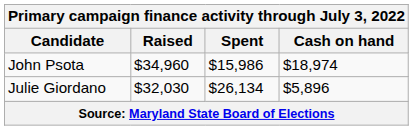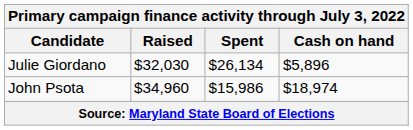rows swapped: (57, 88) <-> (46, 64)
